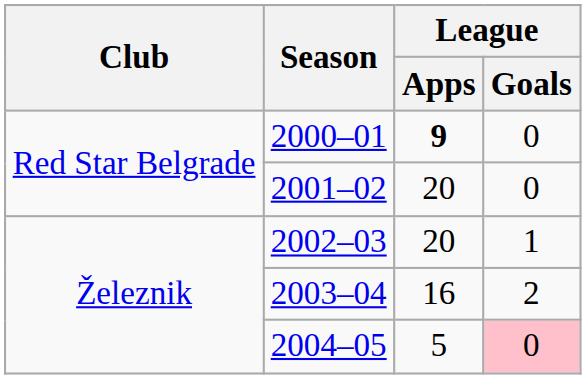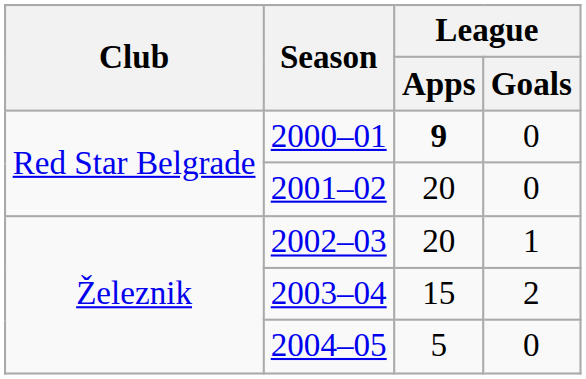(439, 293) 16 -> (439, 293) 15
(531, 345) pink background -> (531, 345) no background
